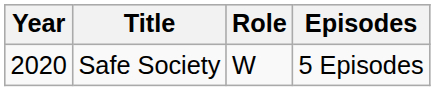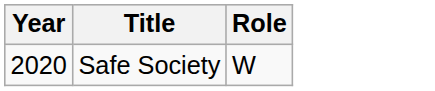- column: (361, 24)
